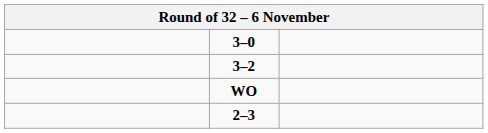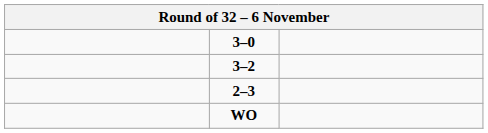rows swapped: (244, 91) <-> (244, 116)
